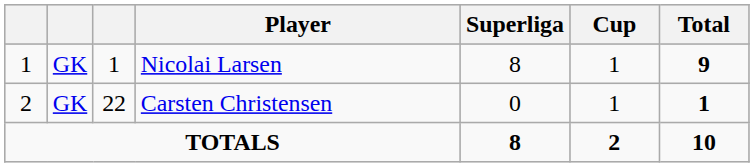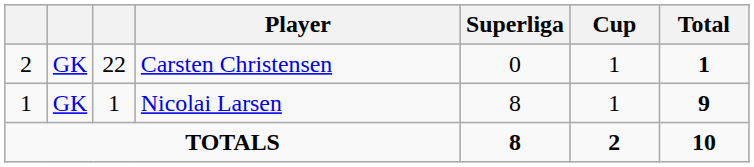rows swapped: (211, 63) <-> (237, 103)
